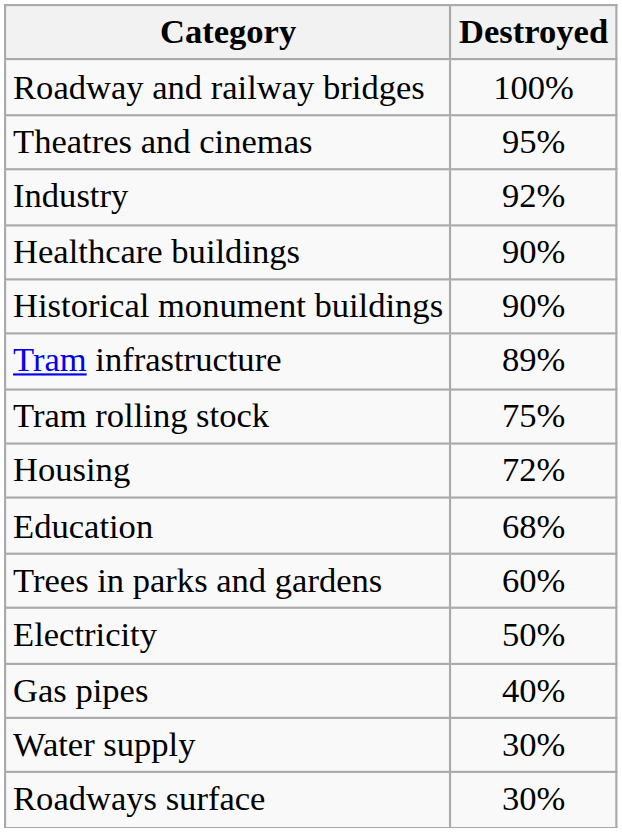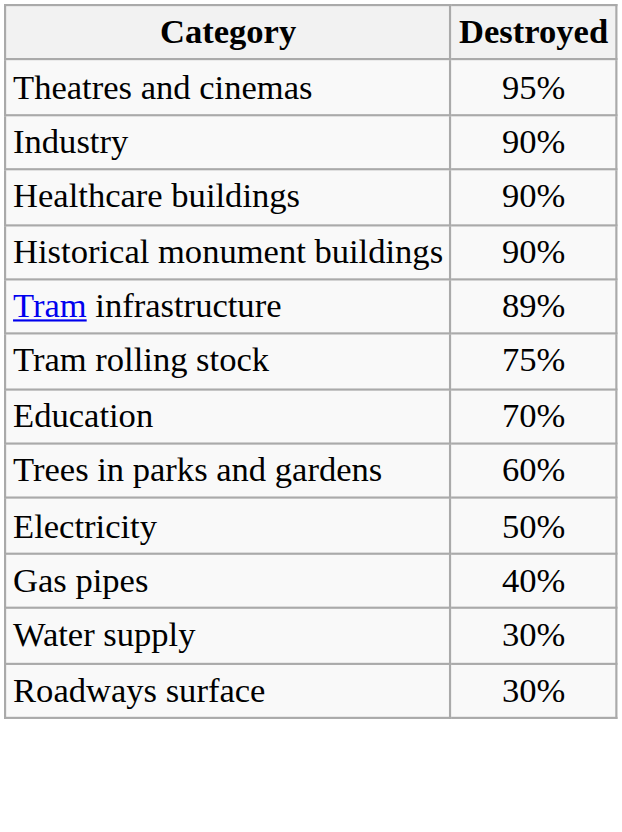- row: (219, 86)
(534, 196) 92% -> (534, 141) 90%
- row: (72, 470)
(534, 525) 68% -> (534, 415) 70%
